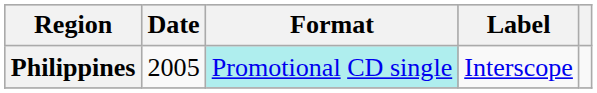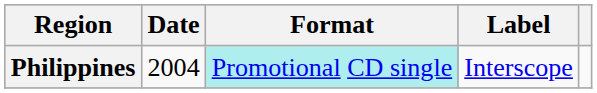(174, 66) 2005 -> (174, 66) 2004
